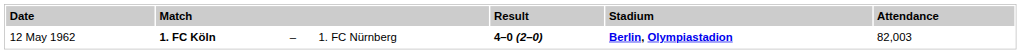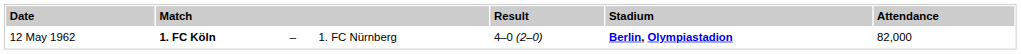(518, 37) bold -> (518, 37) normal
(894, 37) 82,003 -> (894, 37) 82,000
